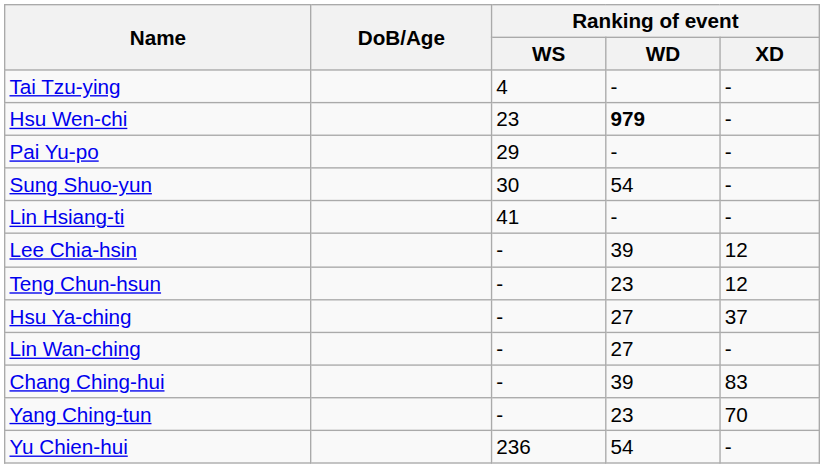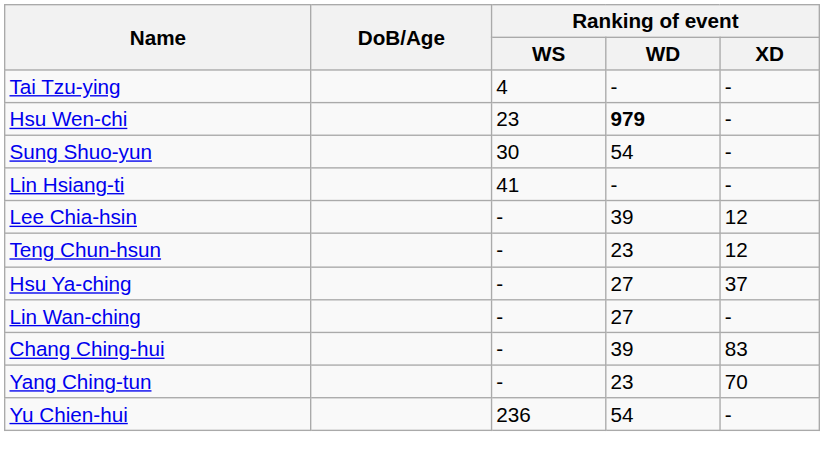- row: (54, 152)
